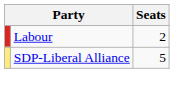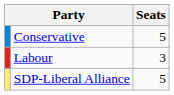+ row: (49, 36)
(162, 36) 2 -> (162, 57) 3
